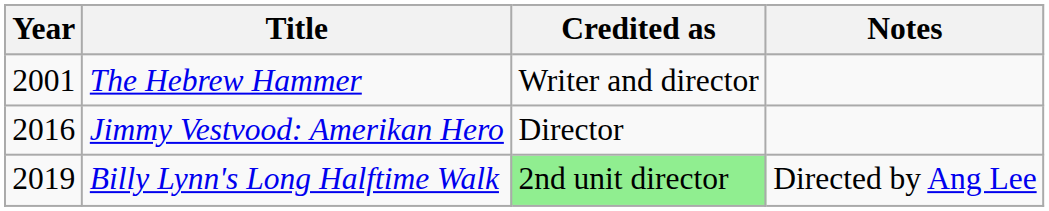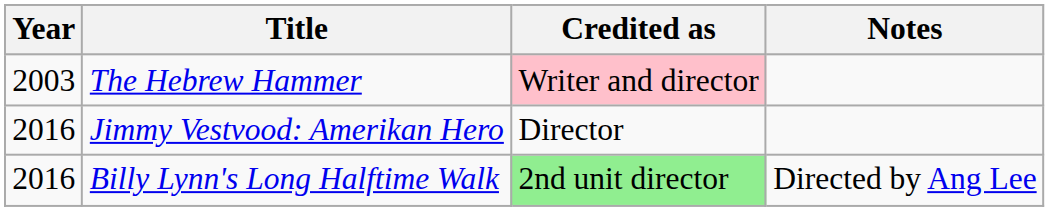(44, 79) 2001 -> (44, 79) 2003
(639, 79) no background -> (639, 79) pink background
(44, 179) 2019 -> (44, 179) 2016
